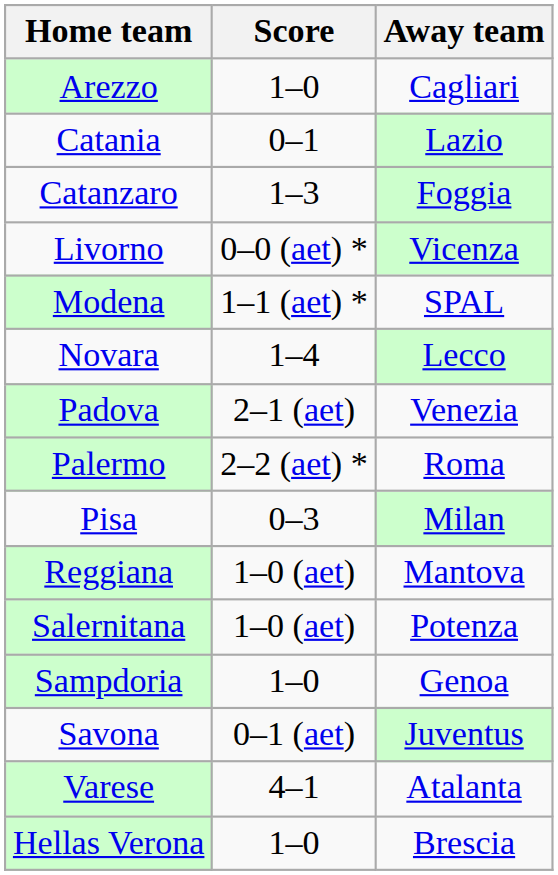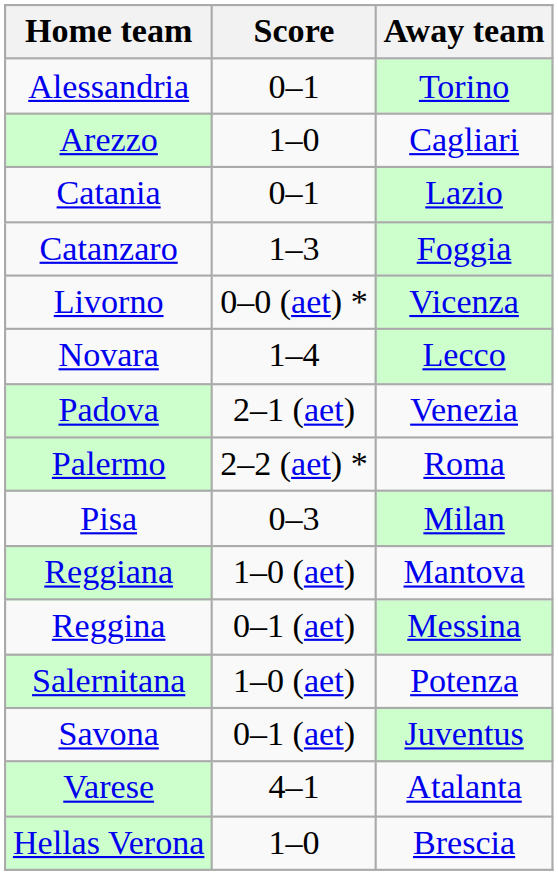+ row: (109, 85)
- row: (109, 301)
+ row: (109, 626)
- row: (109, 680)
